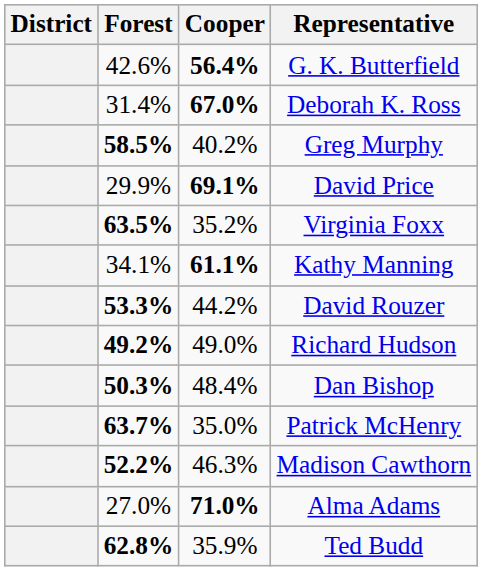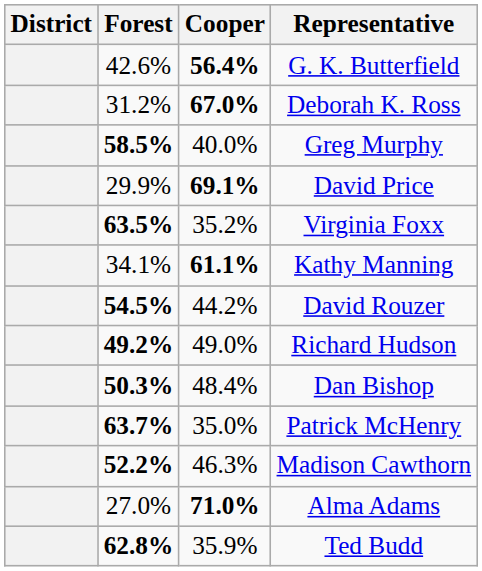(138, 104) 31.4% -> (138, 104) 31.2%
(225, 144) 40.2% -> (225, 144) 40.0%
(138, 305) 53.3% -> (138, 305) 54.5%
